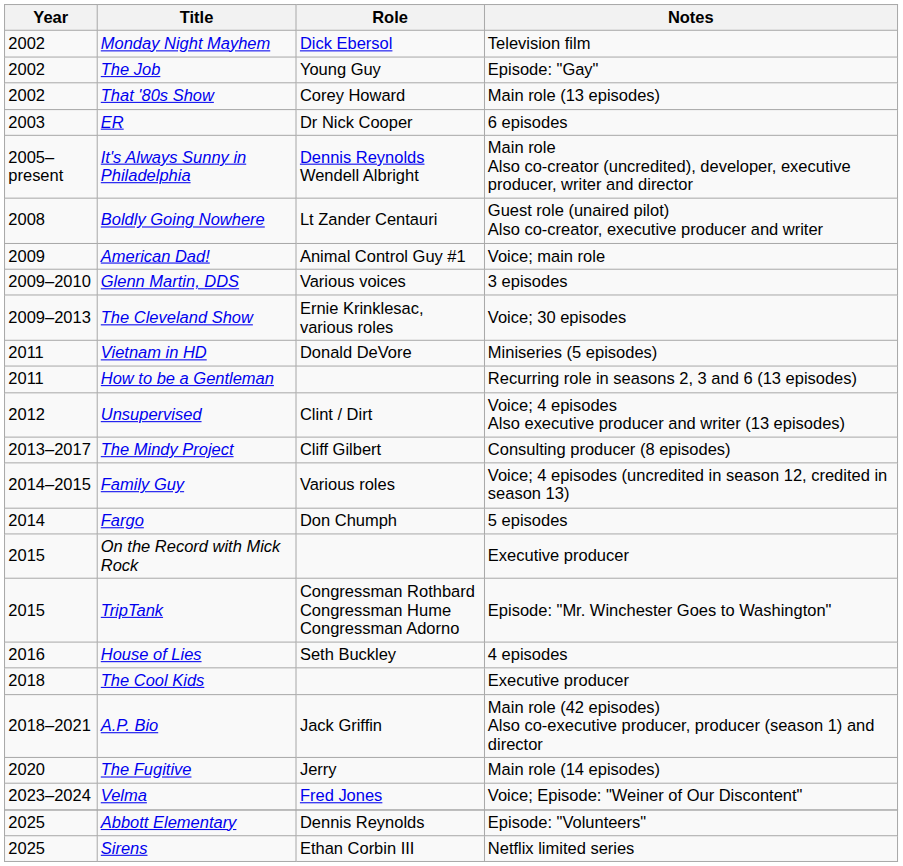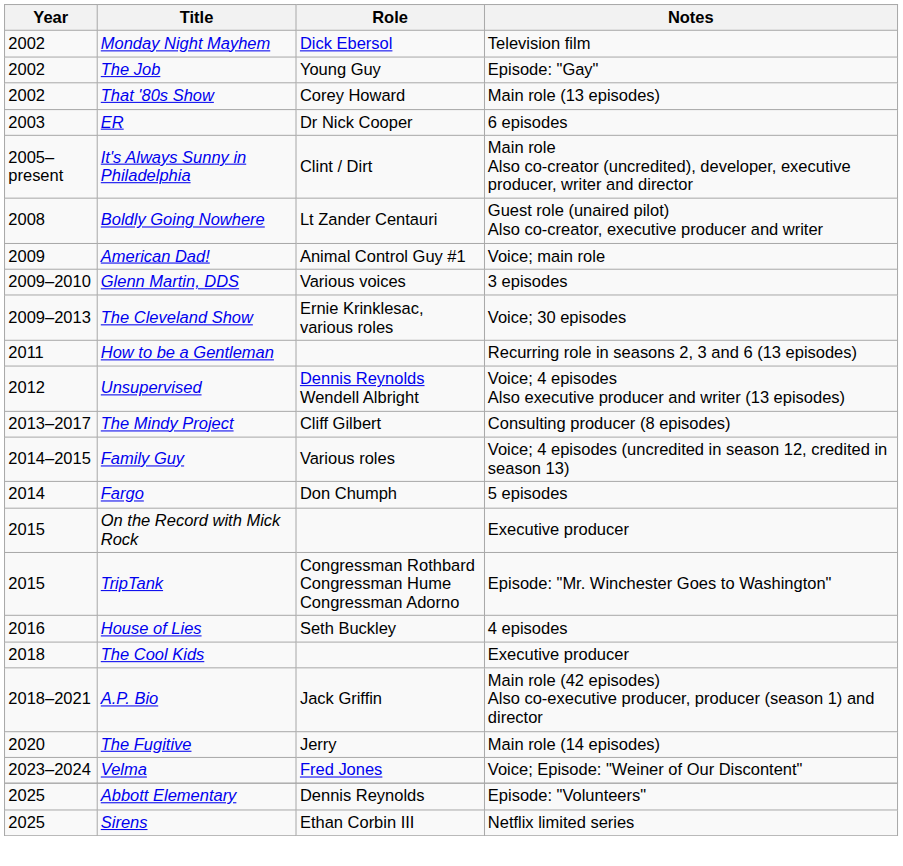(362, 166) Dennis Reynolds Wendell Albright -> (336, 166) Clint / Dirt
- row: (154, 353)
(336, 414) Clint / Dirt -> (362, 388) Dennis Reynolds Wendell Albright
